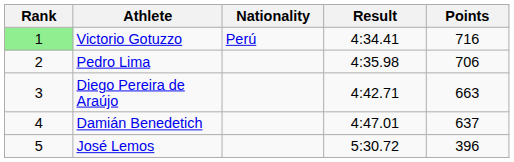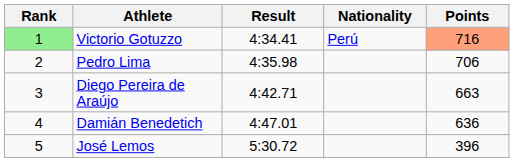columns swapped: (273, 16) <-> (375, 16)
(467, 39) no background -> (467, 39) lightsalmon background
(467, 124) 637 -> (467, 124) 636
